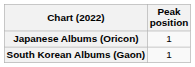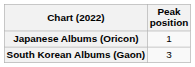(169, 54) 1 -> (169, 54) 3
